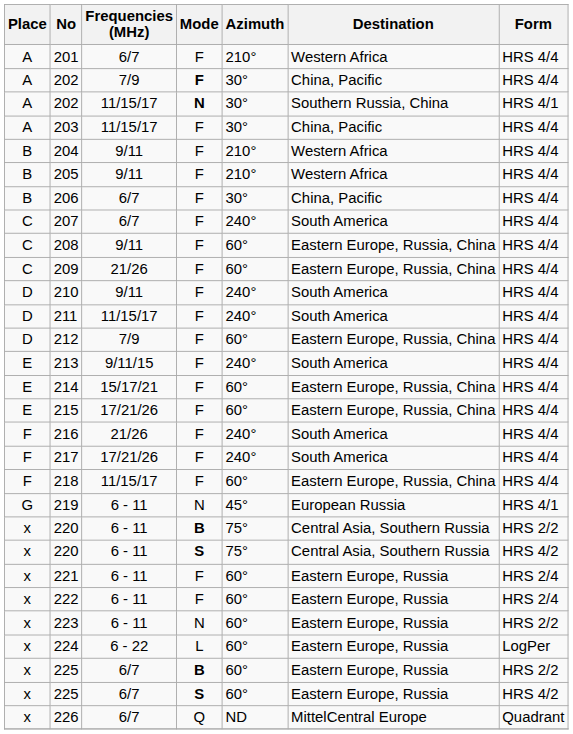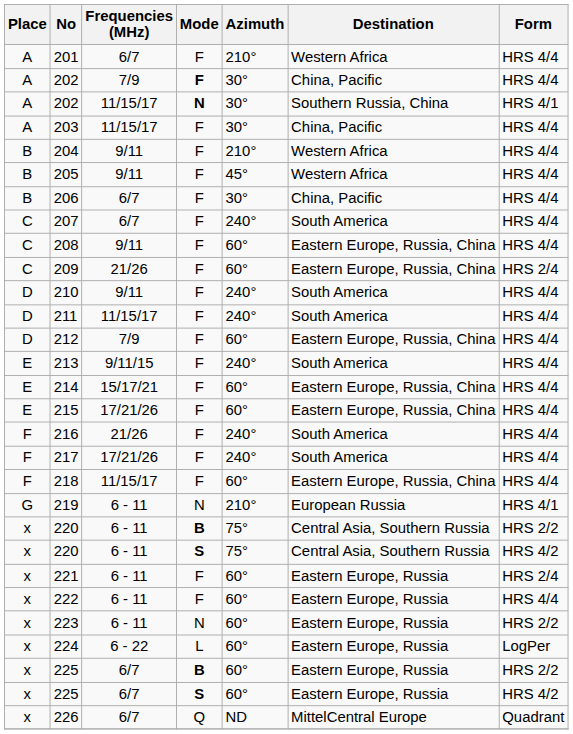(241, 174) 210° -> (237, 174) 45°
(530, 269) HRS 4/4 -> (530, 269) HRS 2/4
(237, 505) 45° -> (241, 505) 210°
(530, 599) HRS 2/4 -> (530, 599) HRS 4/4
